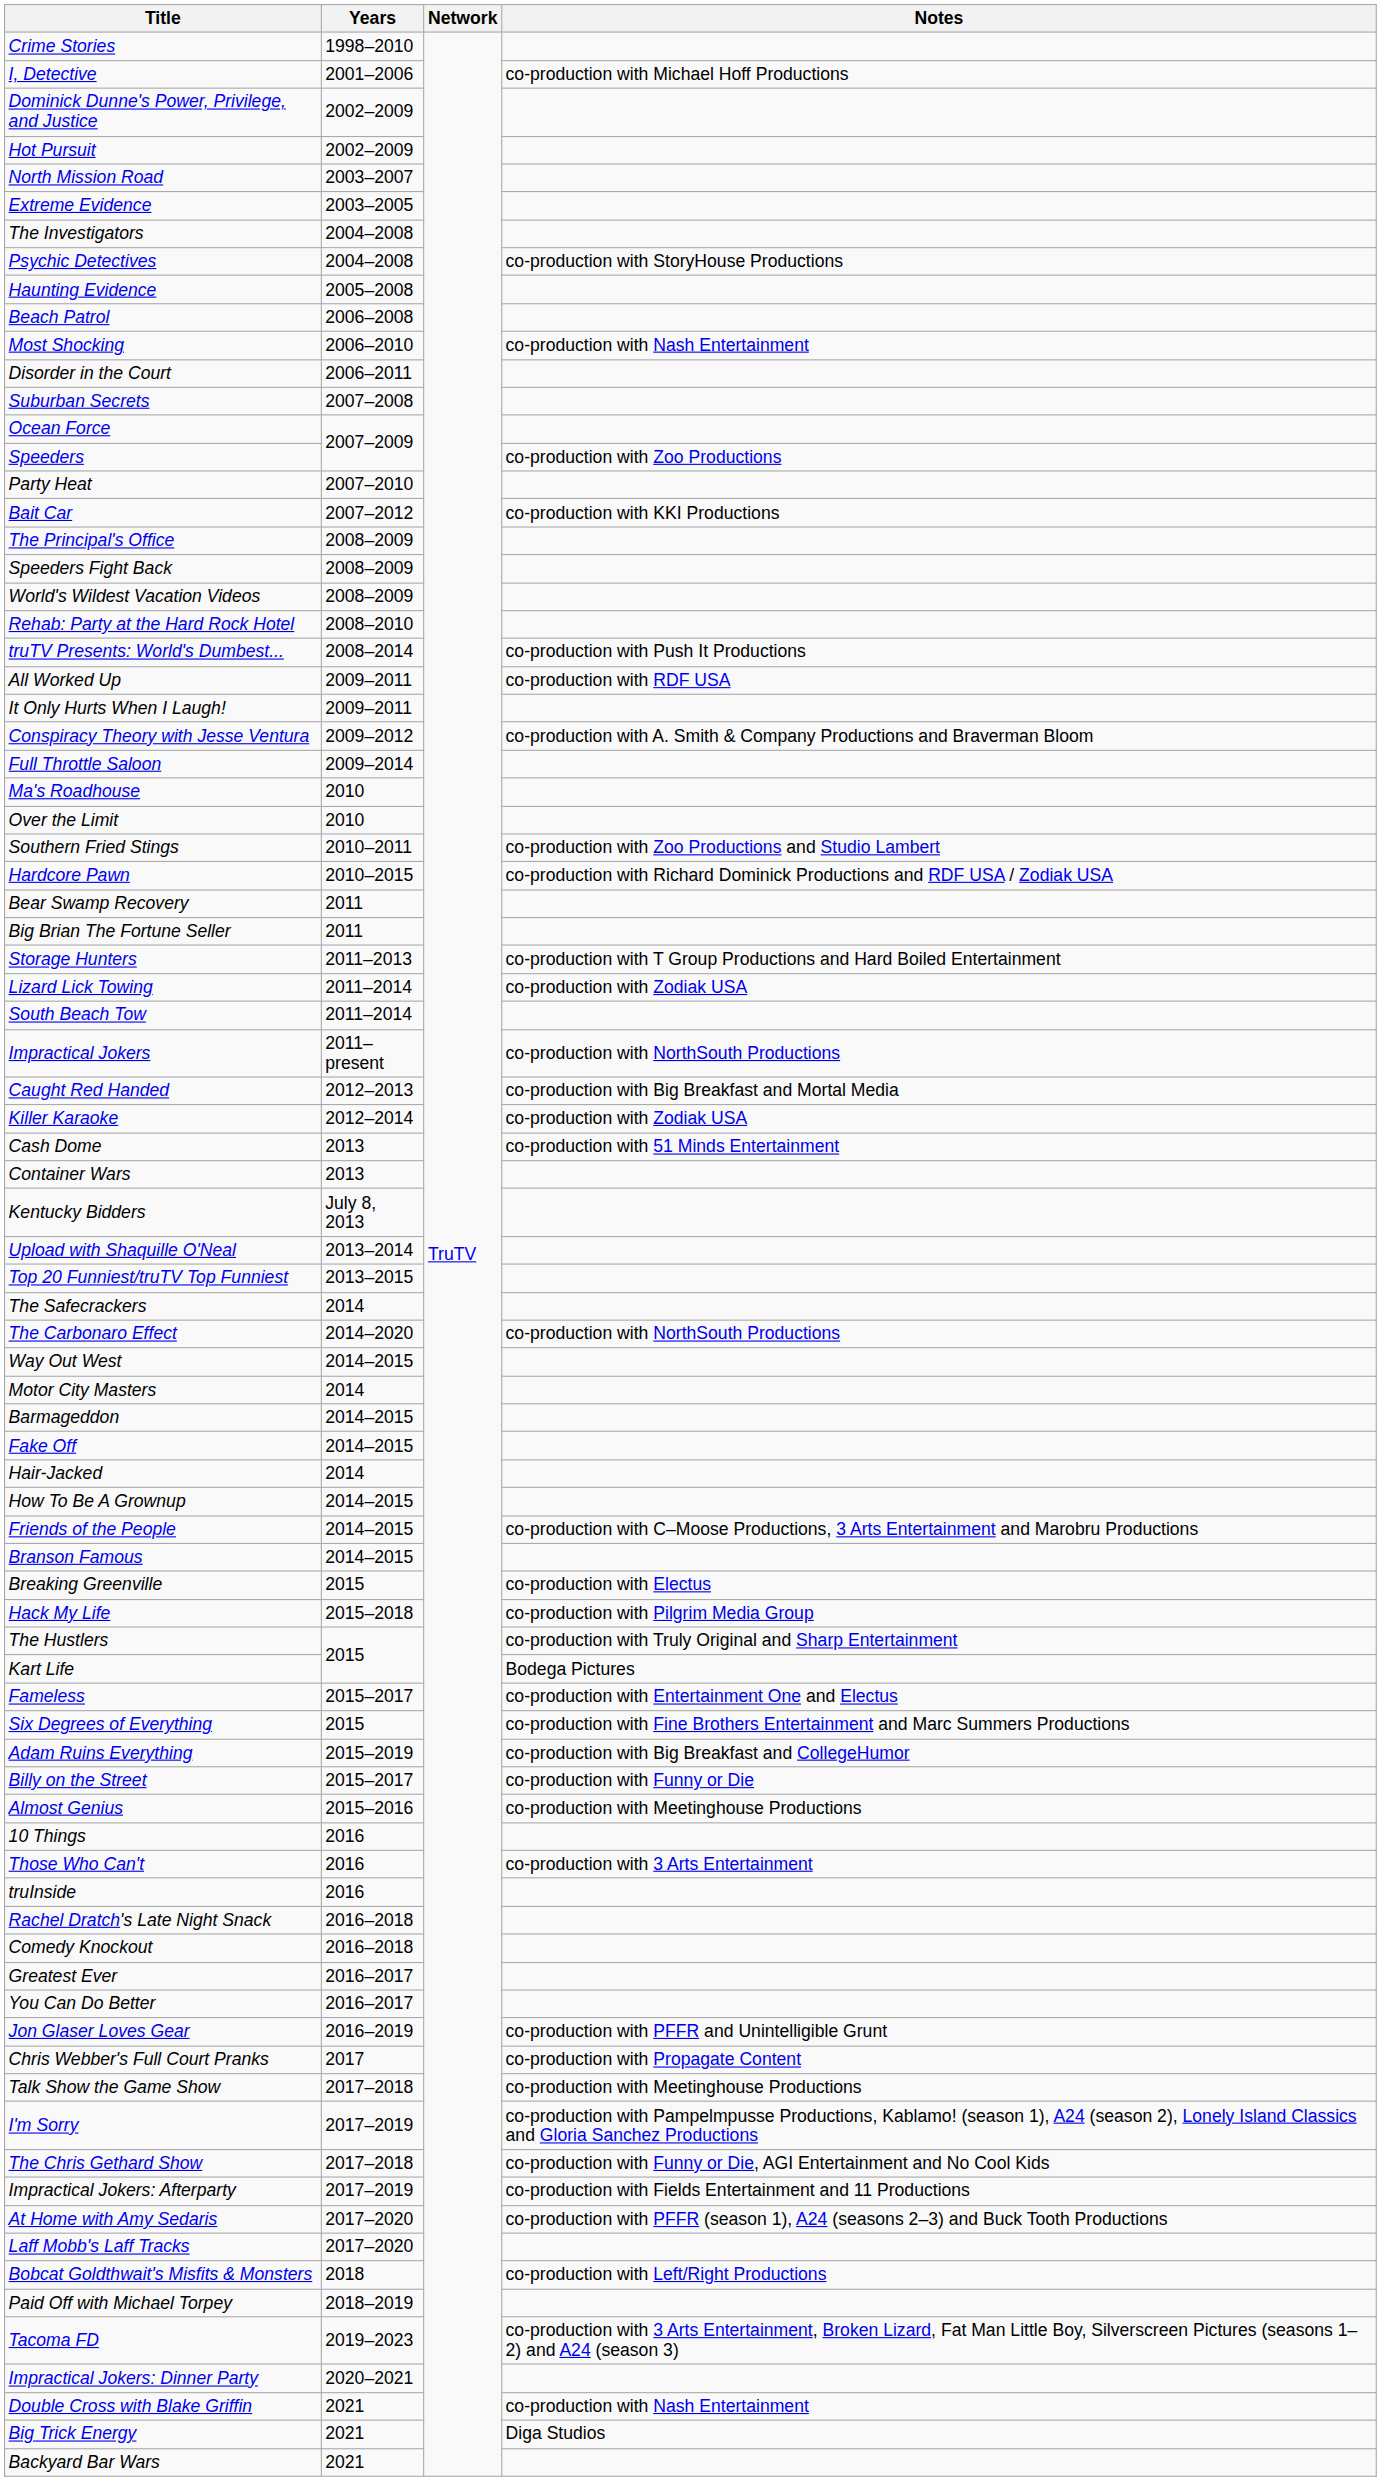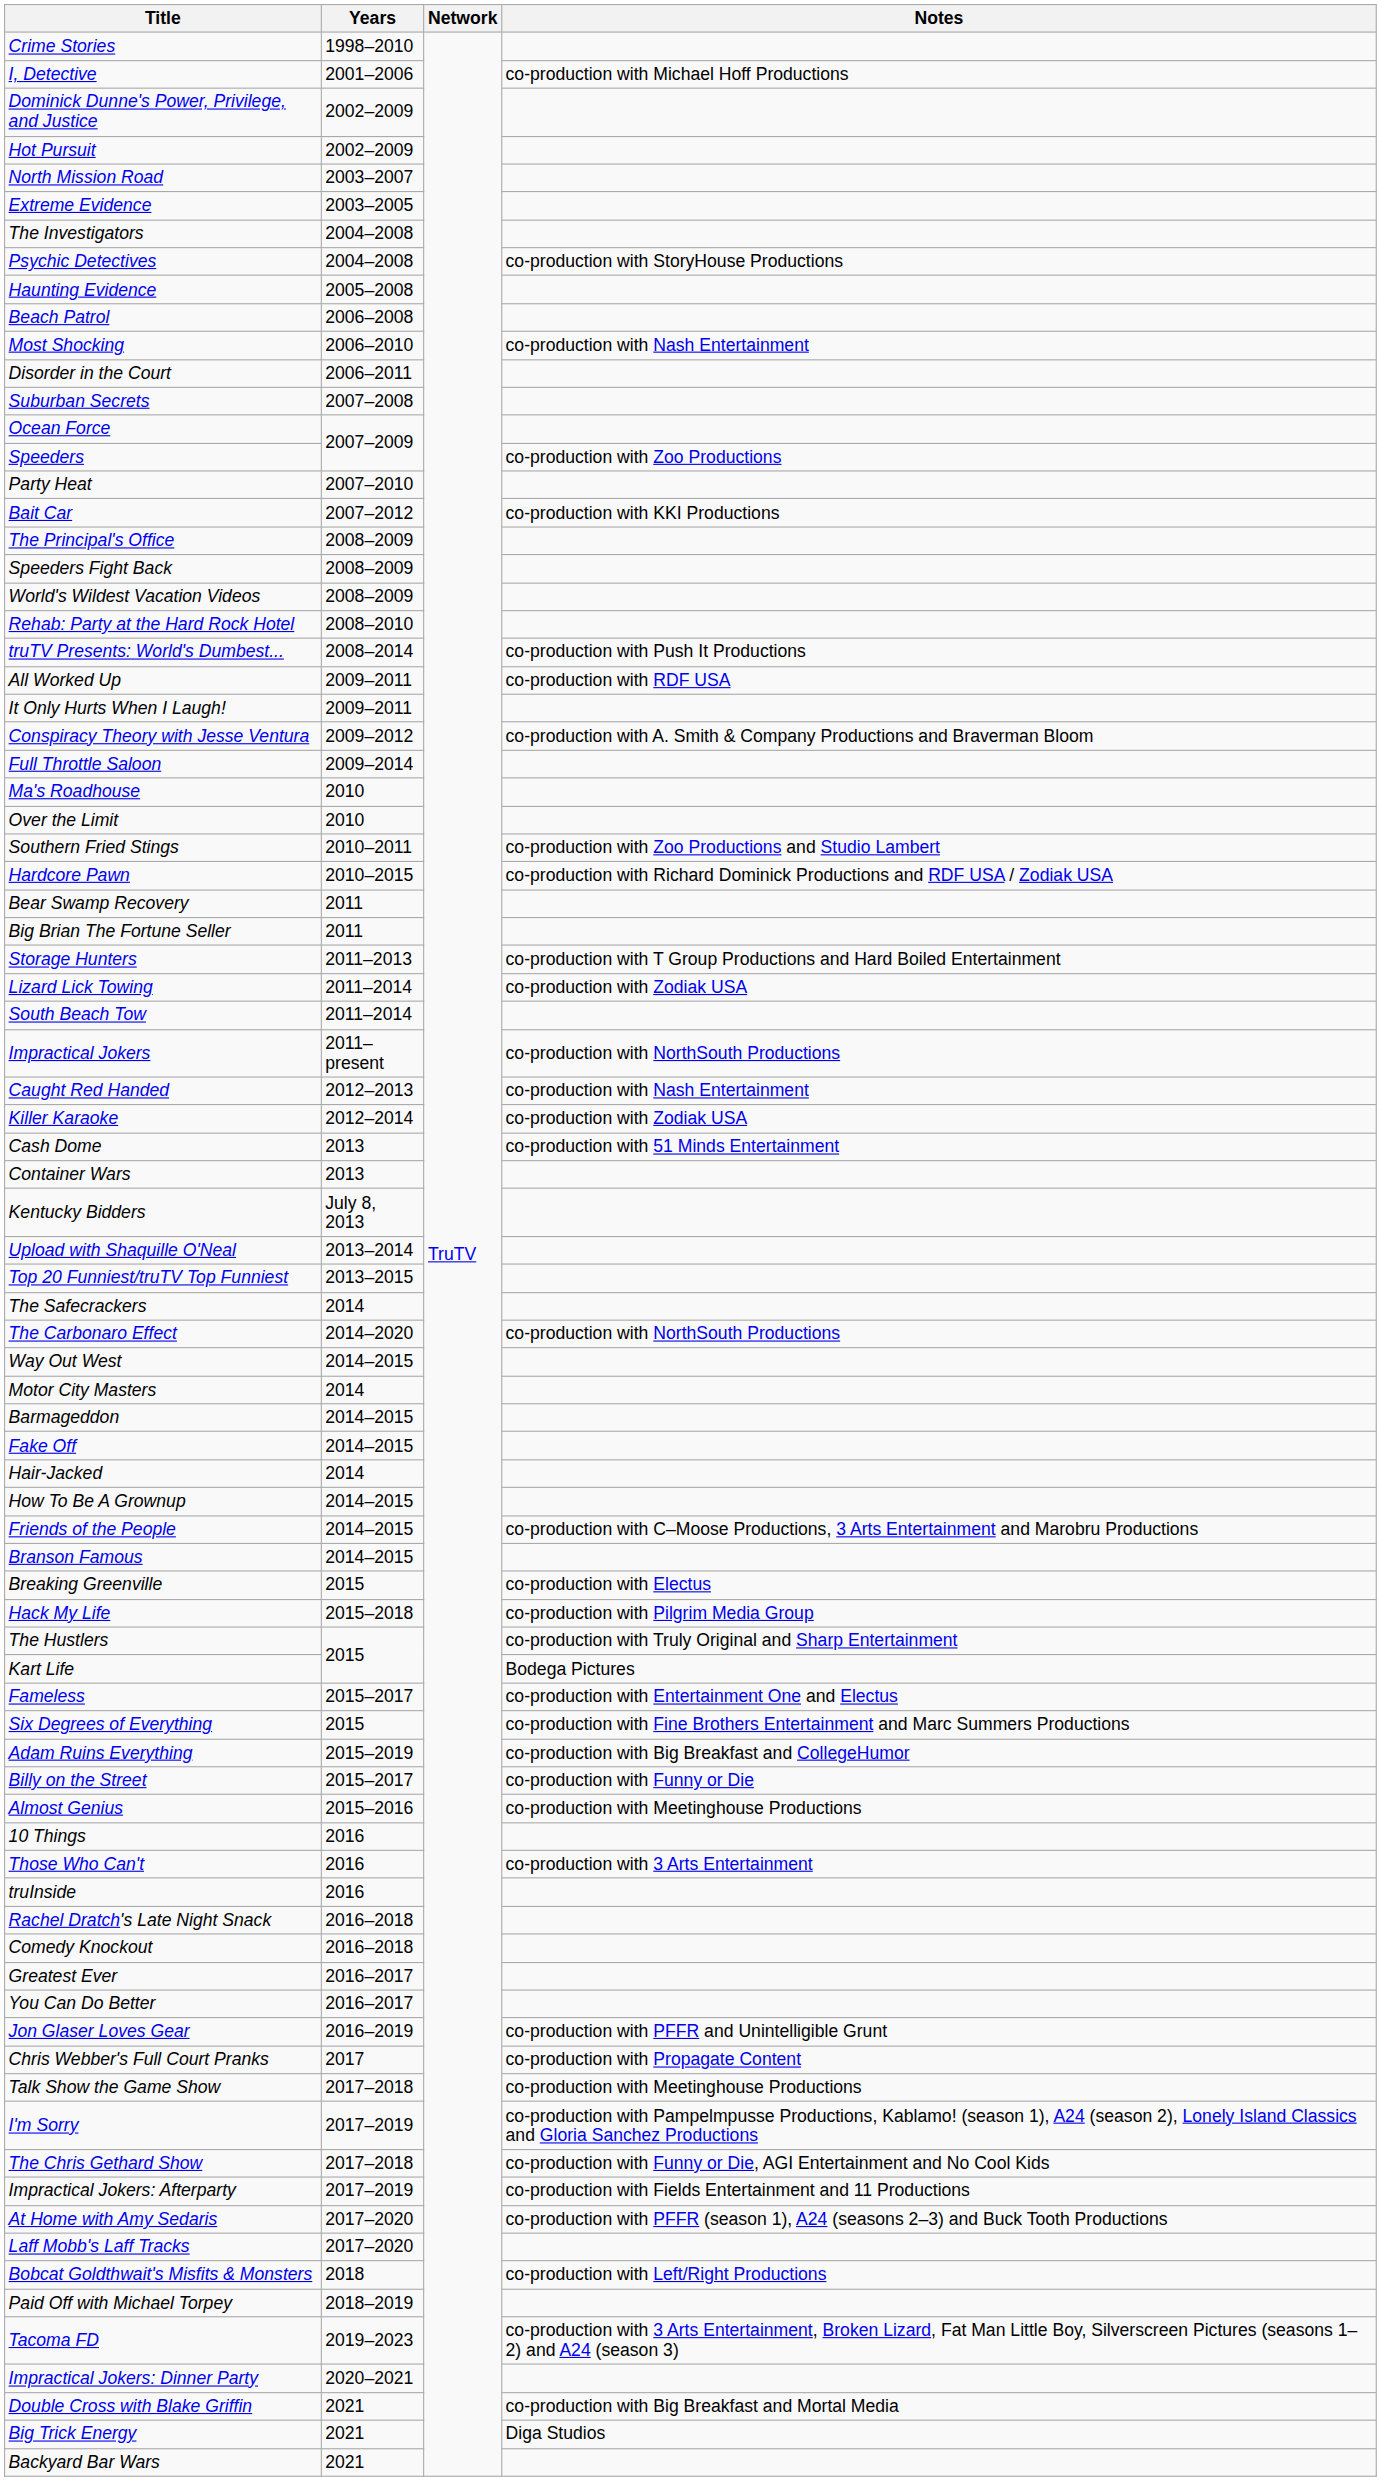(702, 1090) co-production with Big Breakfast and Mortal Media -> (657, 1090) co-production with Nash Entertainment
(657, 2406) co-production with Nash Entertainment -> (702, 2406) co-production with Big Breakfast and Mortal Media
